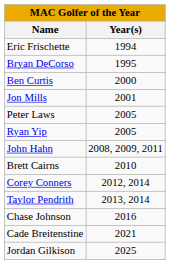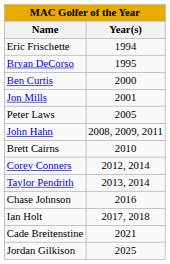- row: (27, 132)
+ row: (25, 217)
